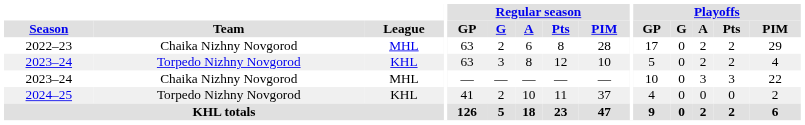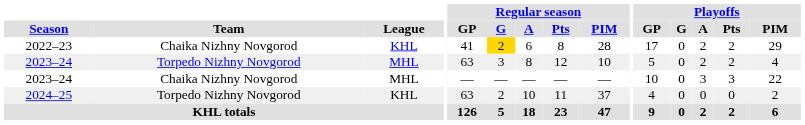(404, 45) MHL -> (404, 45) KHL
(467, 45) 63 -> (467, 45) 41
(501, 45) no background -> (501, 45) gold background
(404, 62) KHL -> (404, 62) MHL
(467, 95) 41 -> (467, 95) 63
